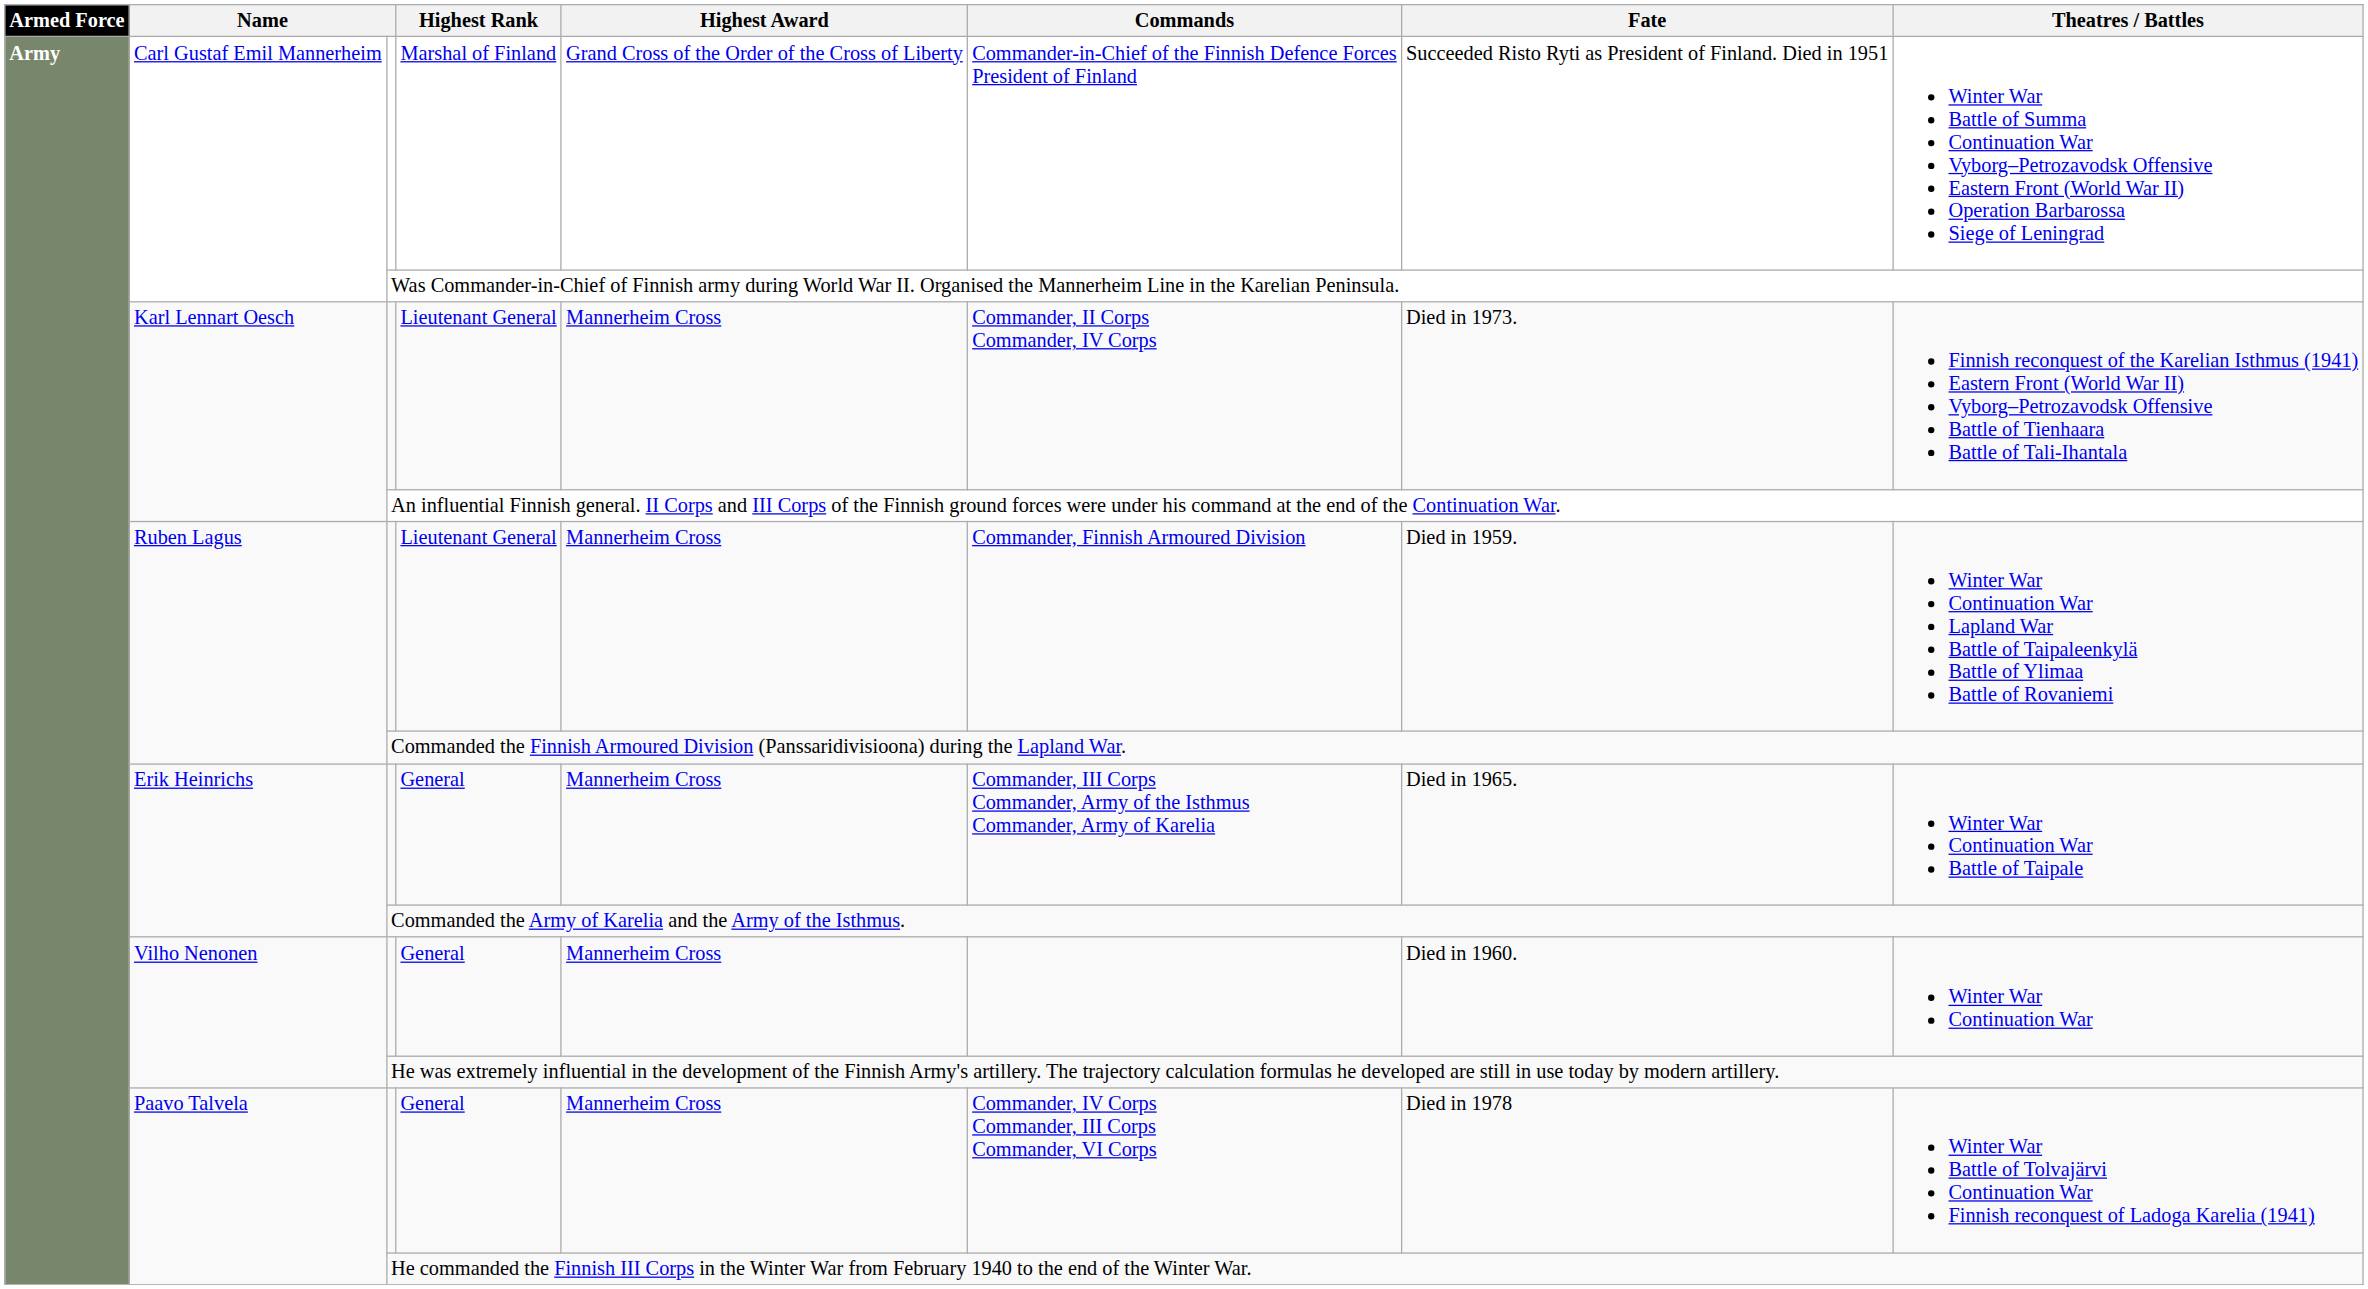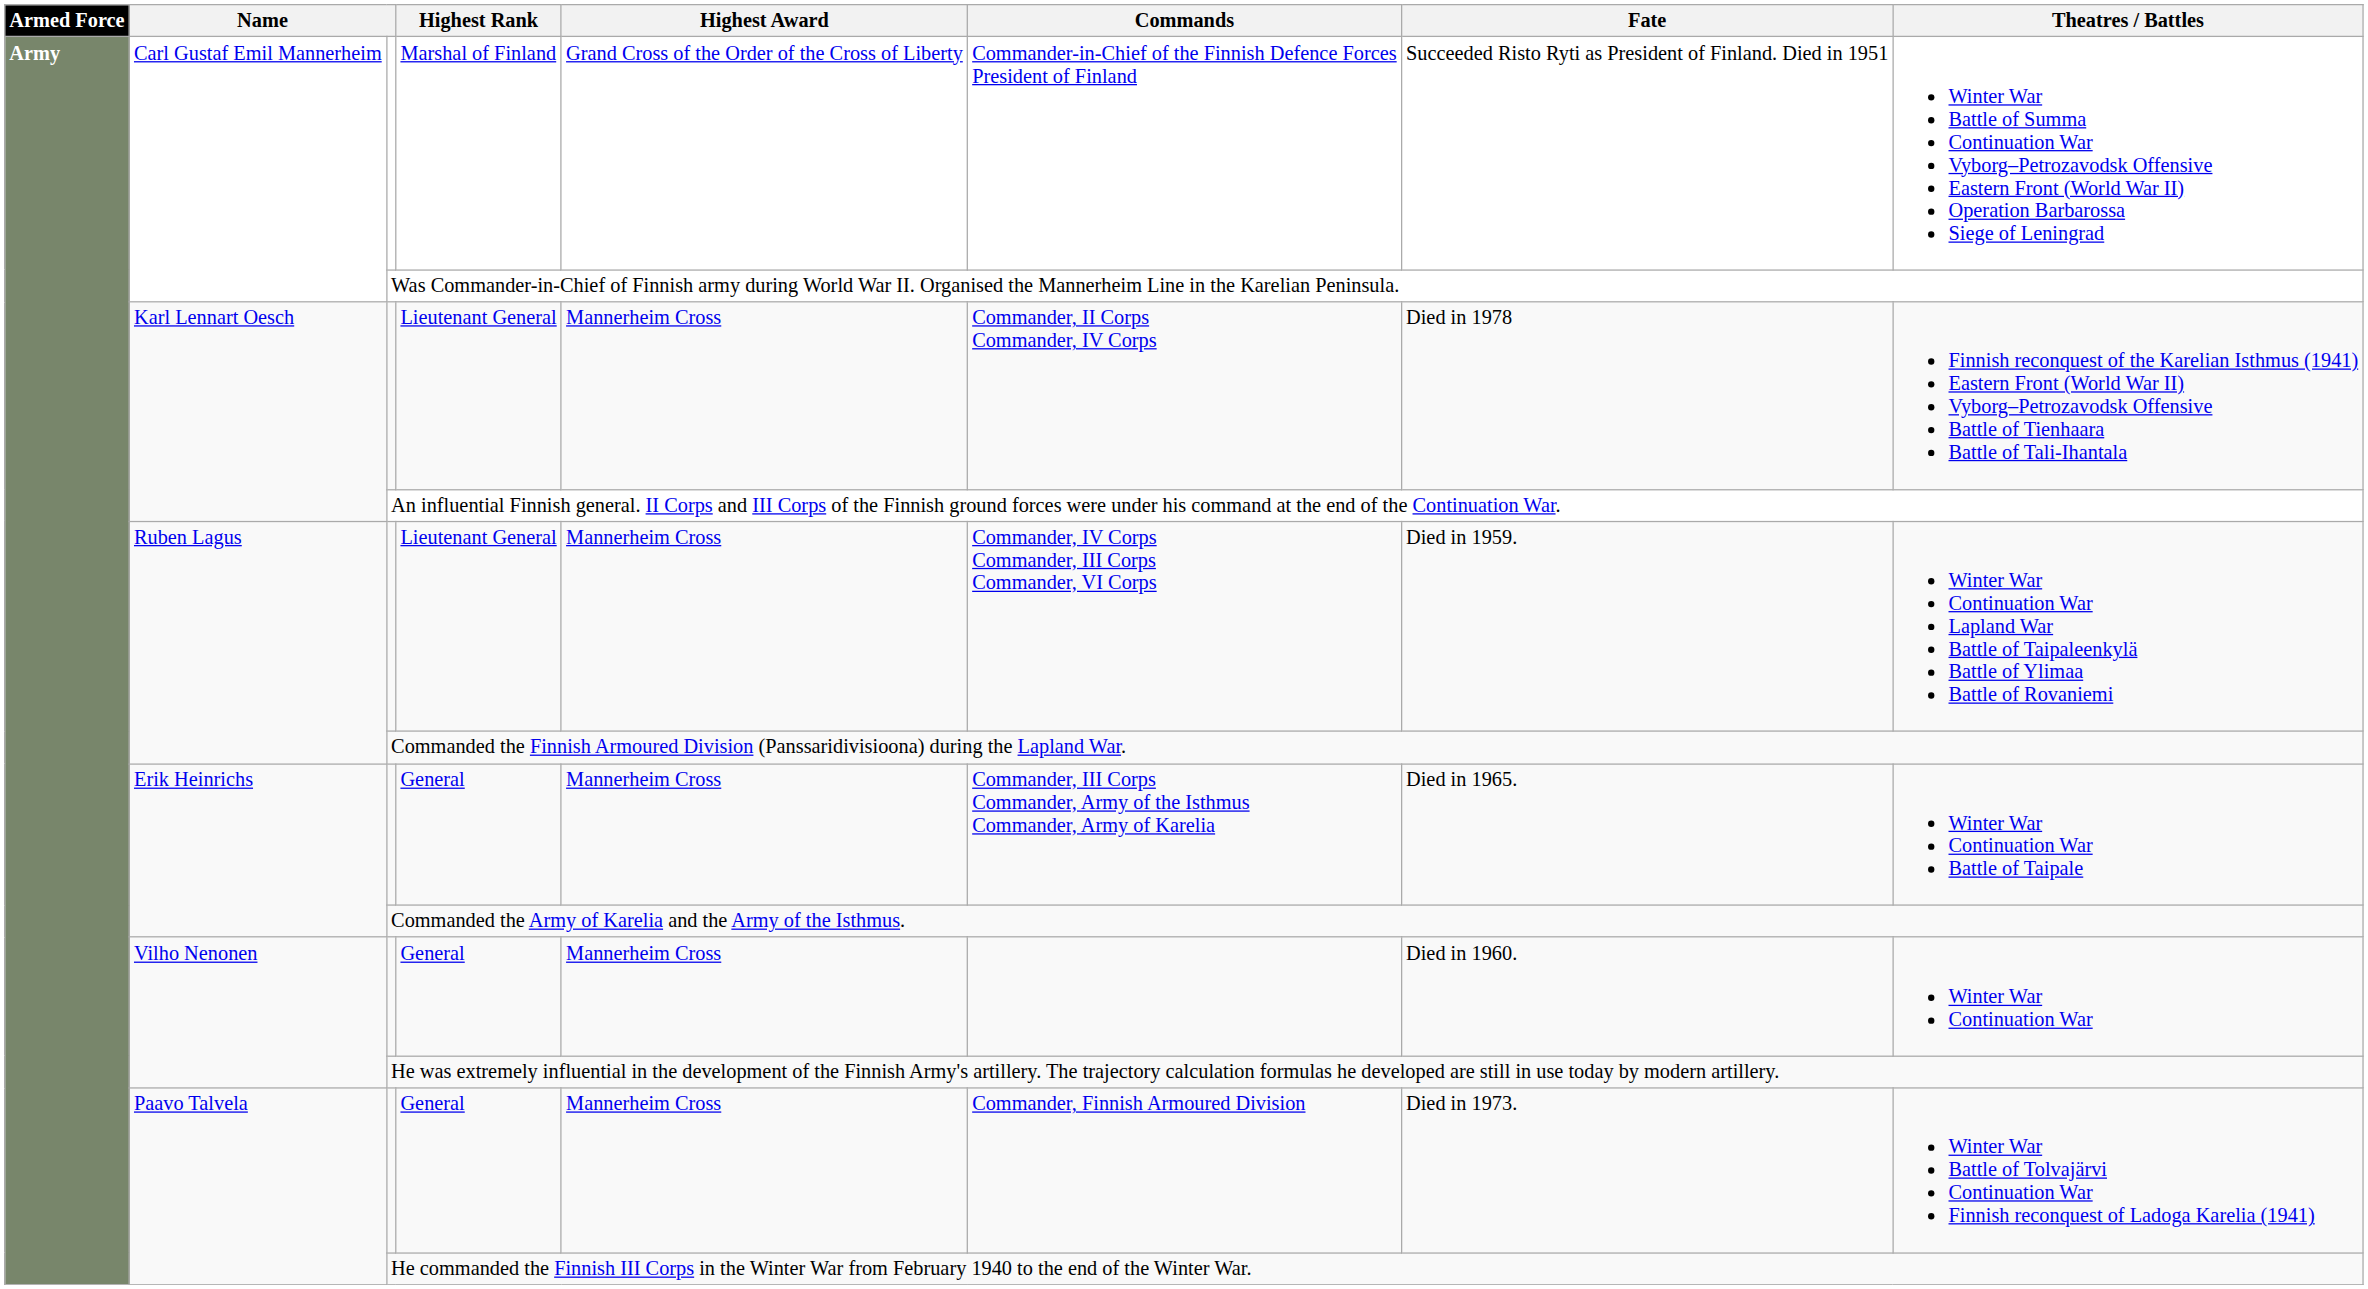(1462, 317) Died in 1973. -> (1459, 317) Died in 1978
(1139, 537) Commander, Finnish Armoured Division -> (1064, 560) Commander, IV Corps Commander, III Corps Commander, VI Corps
(1064, 1126) Commander, IV Corps Commander, III Corps Commander, VI Corps -> (1139, 1104) Commander, Finnish Armoured Division
(1459, 1104) Died in 1978 -> (1462, 1104) Died in 1973.
